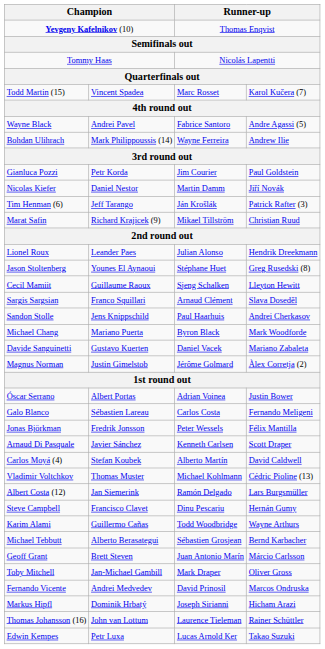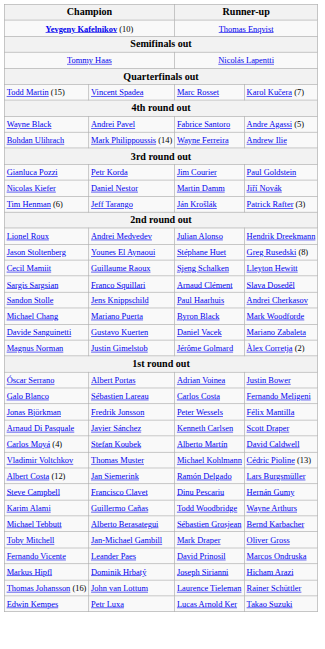- row: (27, 220)
(114, 252) Leander Paes -> (121, 236) Andrei Medvedev
- row: (27, 556)
(121, 588) Andrei Medvedev -> (114, 556) Leander Paes
